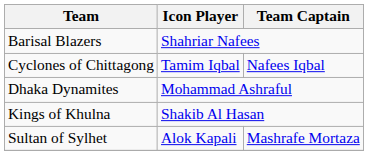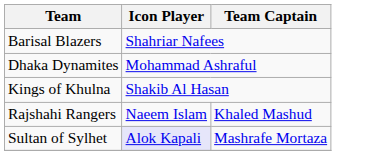- row: (81, 65)
+ row: (62, 114)
(199, 138) no background -> (163, 138) lavender background
